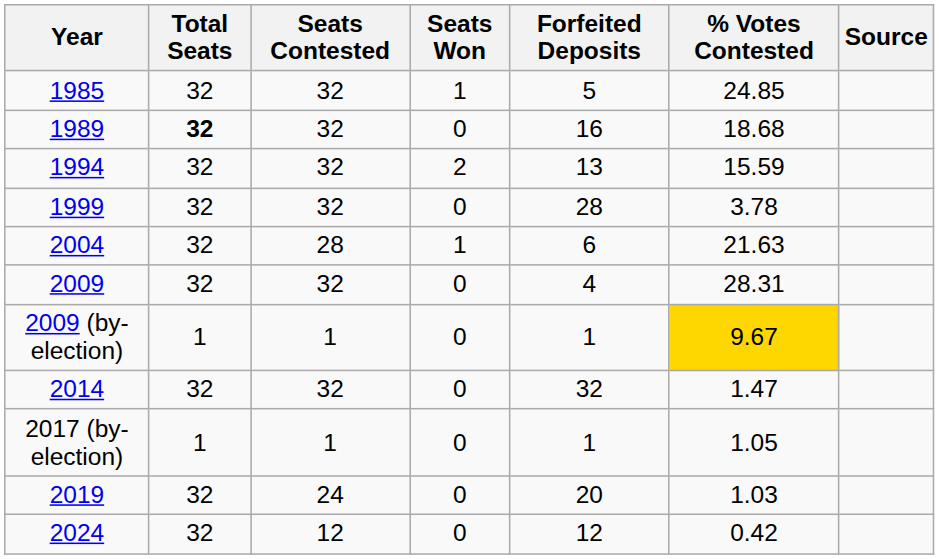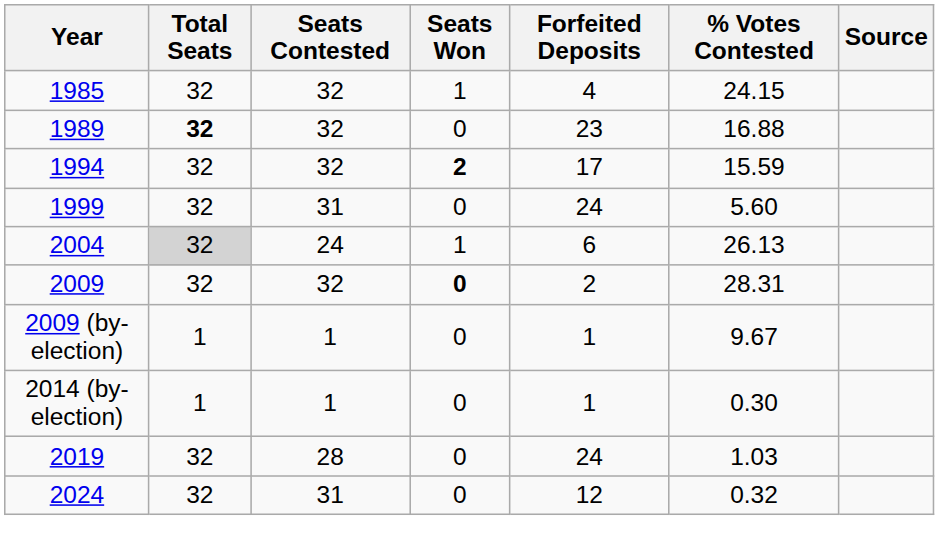(589, 90) 5 -> (589, 90) 4
(754, 90) 24.85 -> (754, 90) 24.15
(589, 129) 16 -> (589, 129) 23
(754, 129) 18.68 -> (754, 129) 16.88
(460, 167) normal -> (460, 167) bold
(589, 167) 13 -> (589, 167) 17
(330, 206) 32 -> (330, 206) 31
(589, 206) 28 -> (589, 206) 24
(754, 206) 3.78 -> (754, 206) 5.60
(200, 245) no background -> (200, 245) lightgrey background
(330, 245) 28 -> (330, 245) 24
(754, 245) 21.63 -> (754, 245) 26.13
(460, 284) normal -> (460, 284) bold
(589, 284) 4 -> (589, 284) 2
(754, 336) gold background -> (754, 336) no background
- row: (77, 389)
+ row: (77, 403)
- row: (77, 442)
(330, 494) 24 -> (330, 455) 28
(589, 494) 20 -> (589, 455) 24
(330, 533) 12 -> (330, 494) 31
(754, 533) 0.42 -> (754, 494) 0.32
